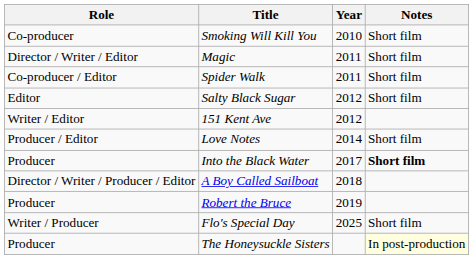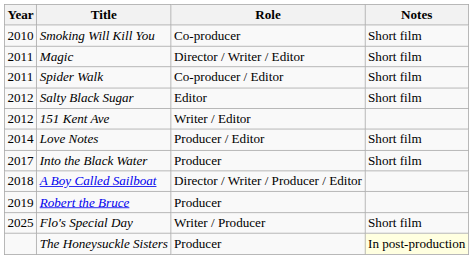columns swapped: (349, 14) <-> (101, 14)
(397, 160) bold -> (395, 160) normal
